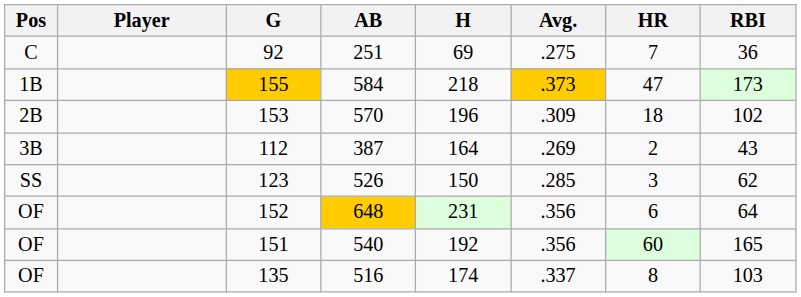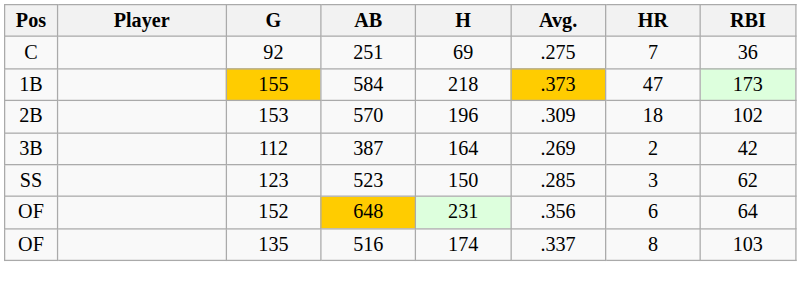(748, 148) 43 -> (748, 148) 42
(368, 180) 526 -> (368, 180) 523
- row: (273, 244)
